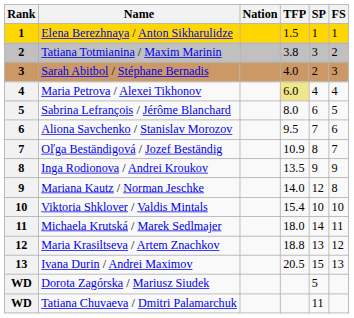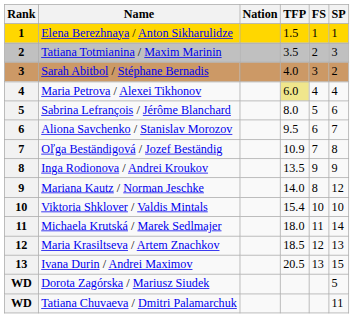columns swapped: (319, 14) <-> (339, 14)
(291, 52) 3.8 -> (291, 52) 3.5
(294, 245) 18.8 -> (294, 245) 18.5
